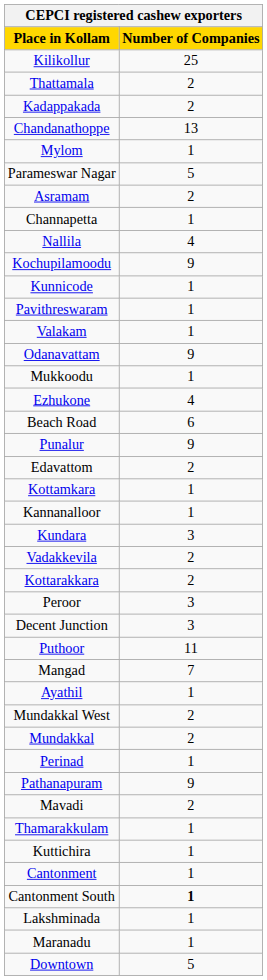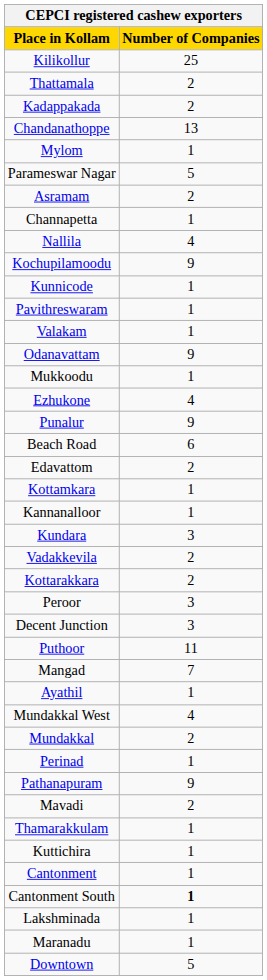rows swapped: (62, 422) <-> (62, 444)
(191, 715) 2 -> (191, 715) 4
